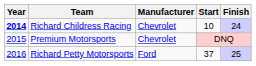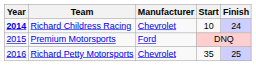(157, 40) Chevrolet -> (147, 40) Ford
(147, 54) Ford -> (157, 54) Chevrolet
(209, 54) 37 -> (209, 54) 35
